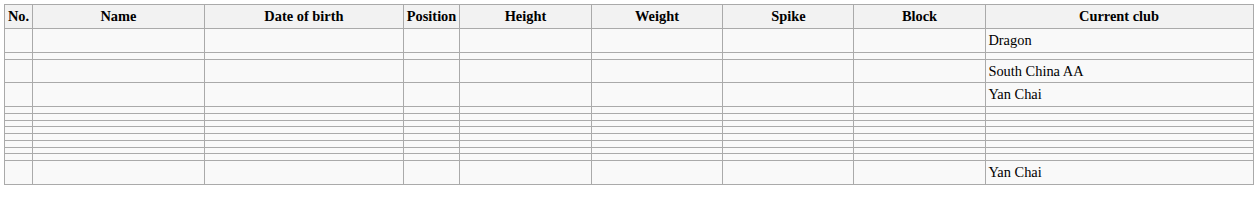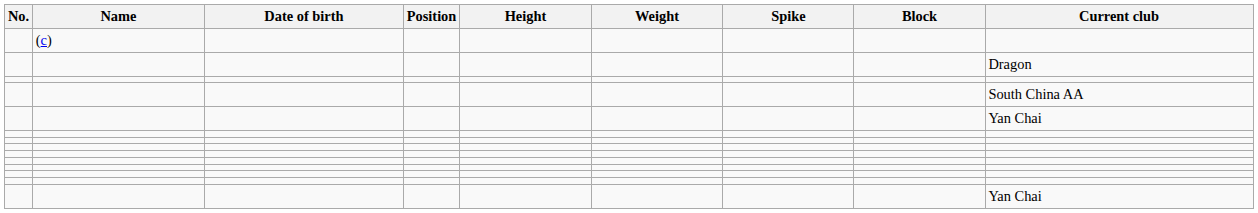+ row: (18, 41)
